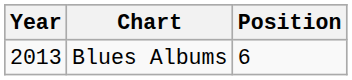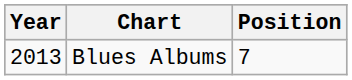(244, 58) 6 -> (244, 58) 7
